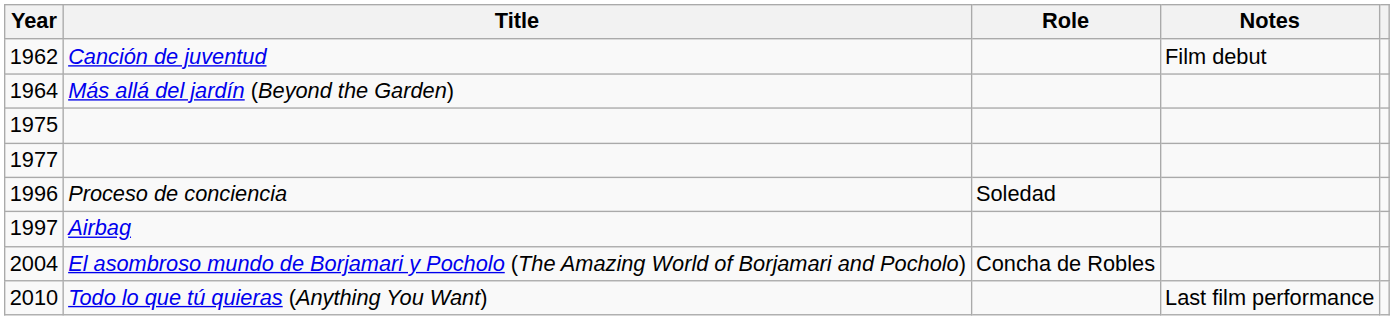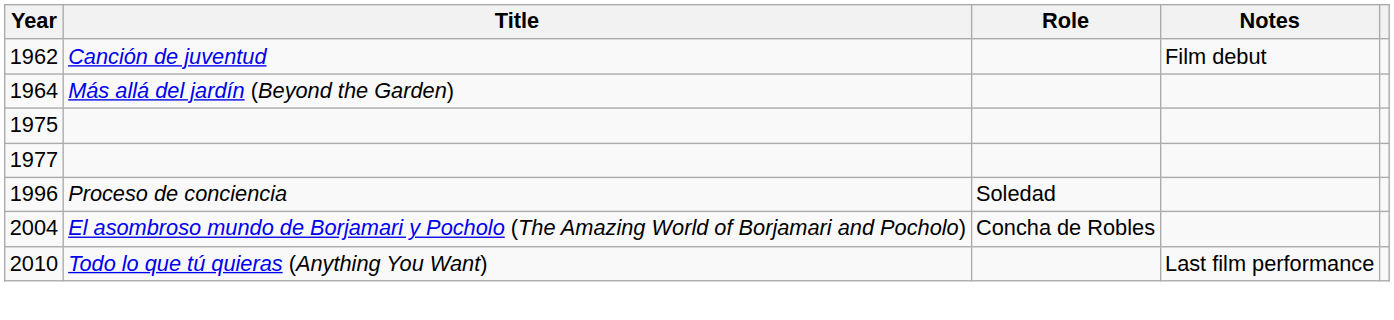- row: (34, 228)
